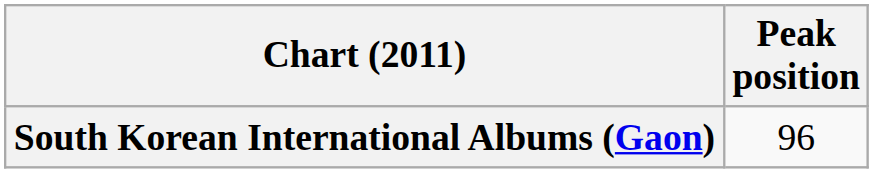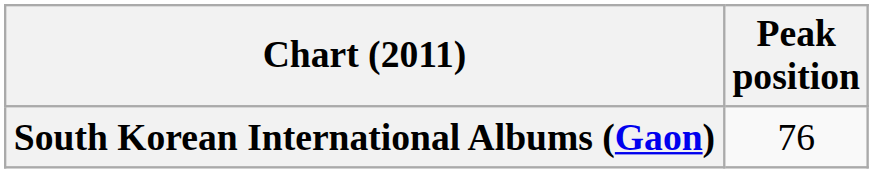(796, 136) 96 -> (796, 136) 76
